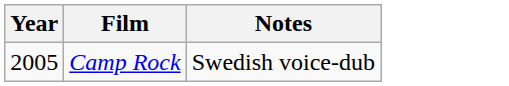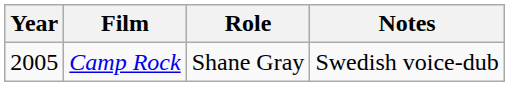+ column: (248, 23)
